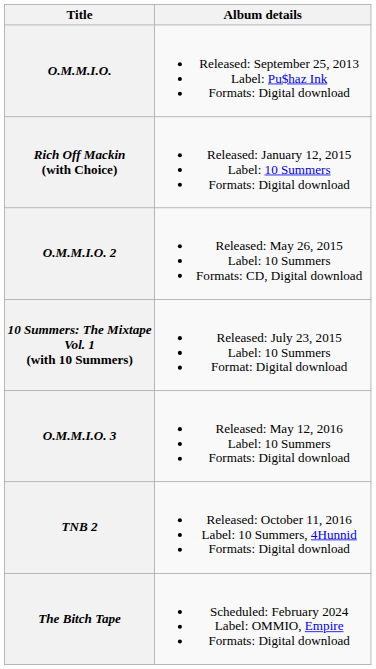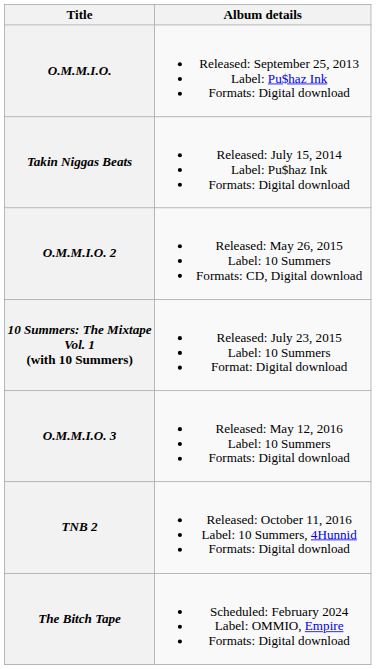+ row: (80, 162)
- row: (80, 162)
